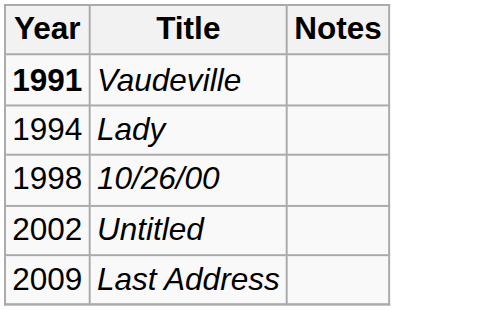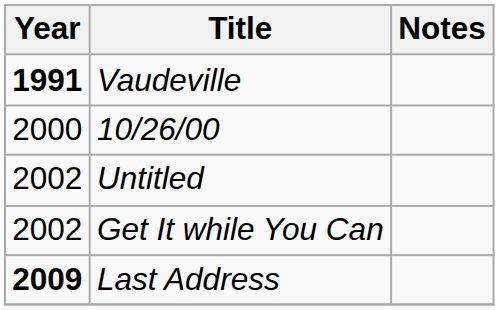- row: (131, 129)
(47, 179) 1998 -> (47, 129) 2000
+ row: (240, 229)
(47, 279) normal -> (47, 279) bold
